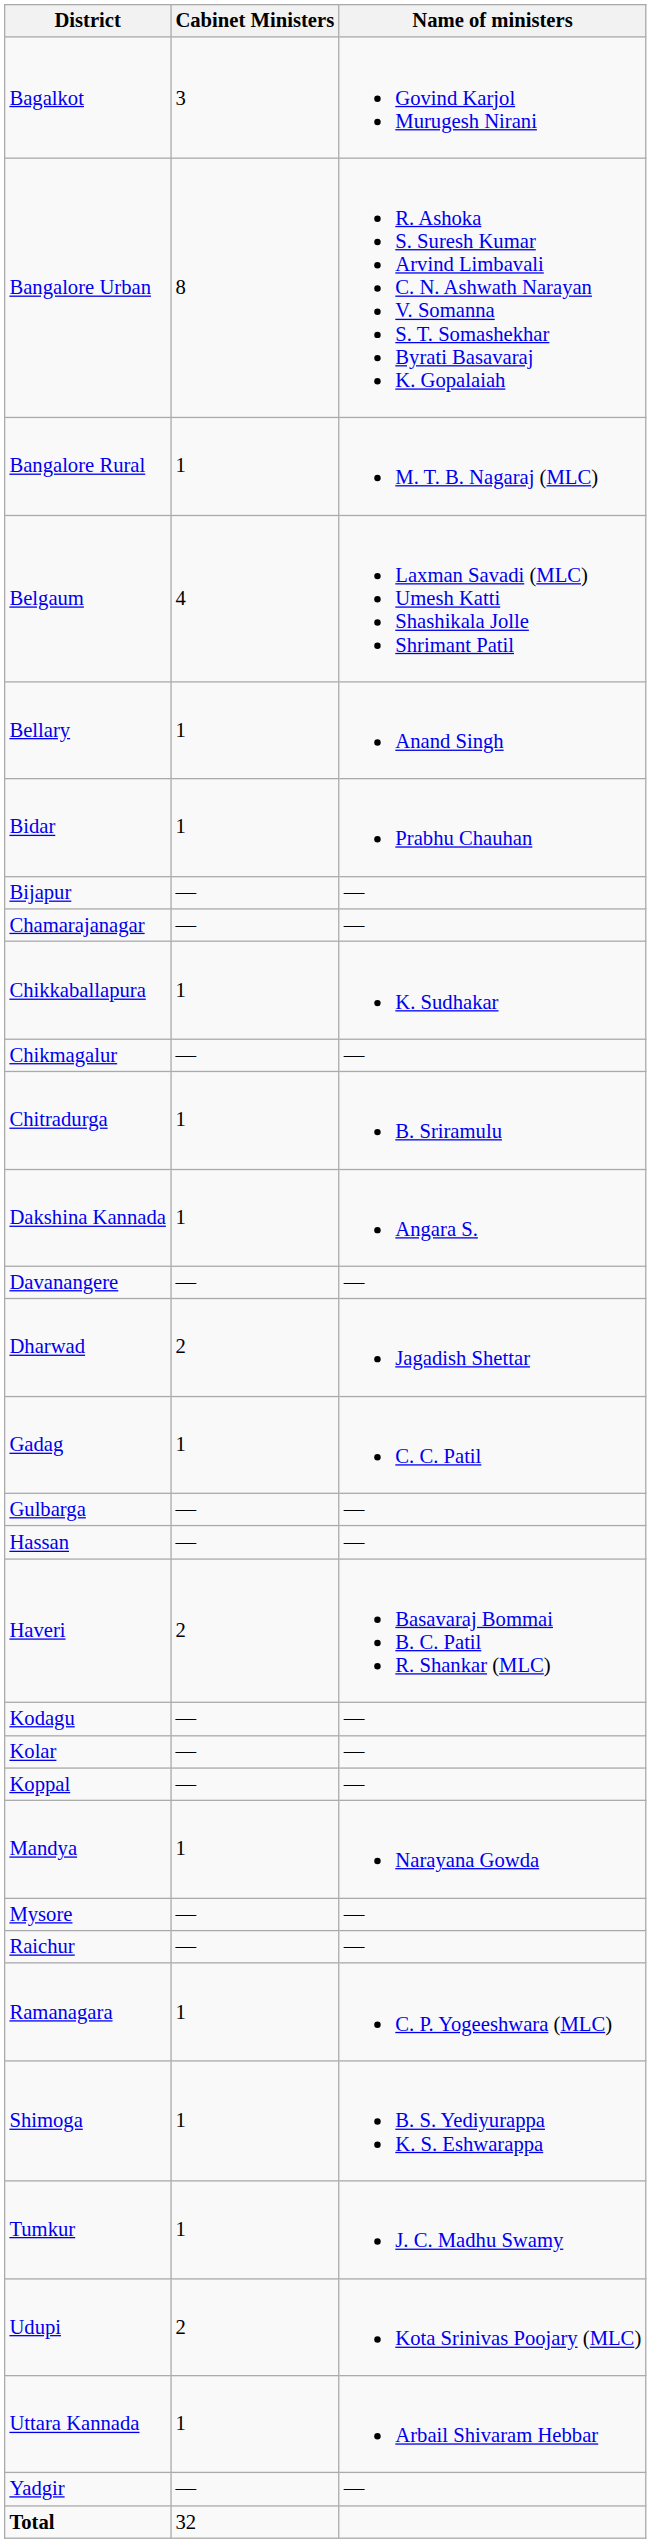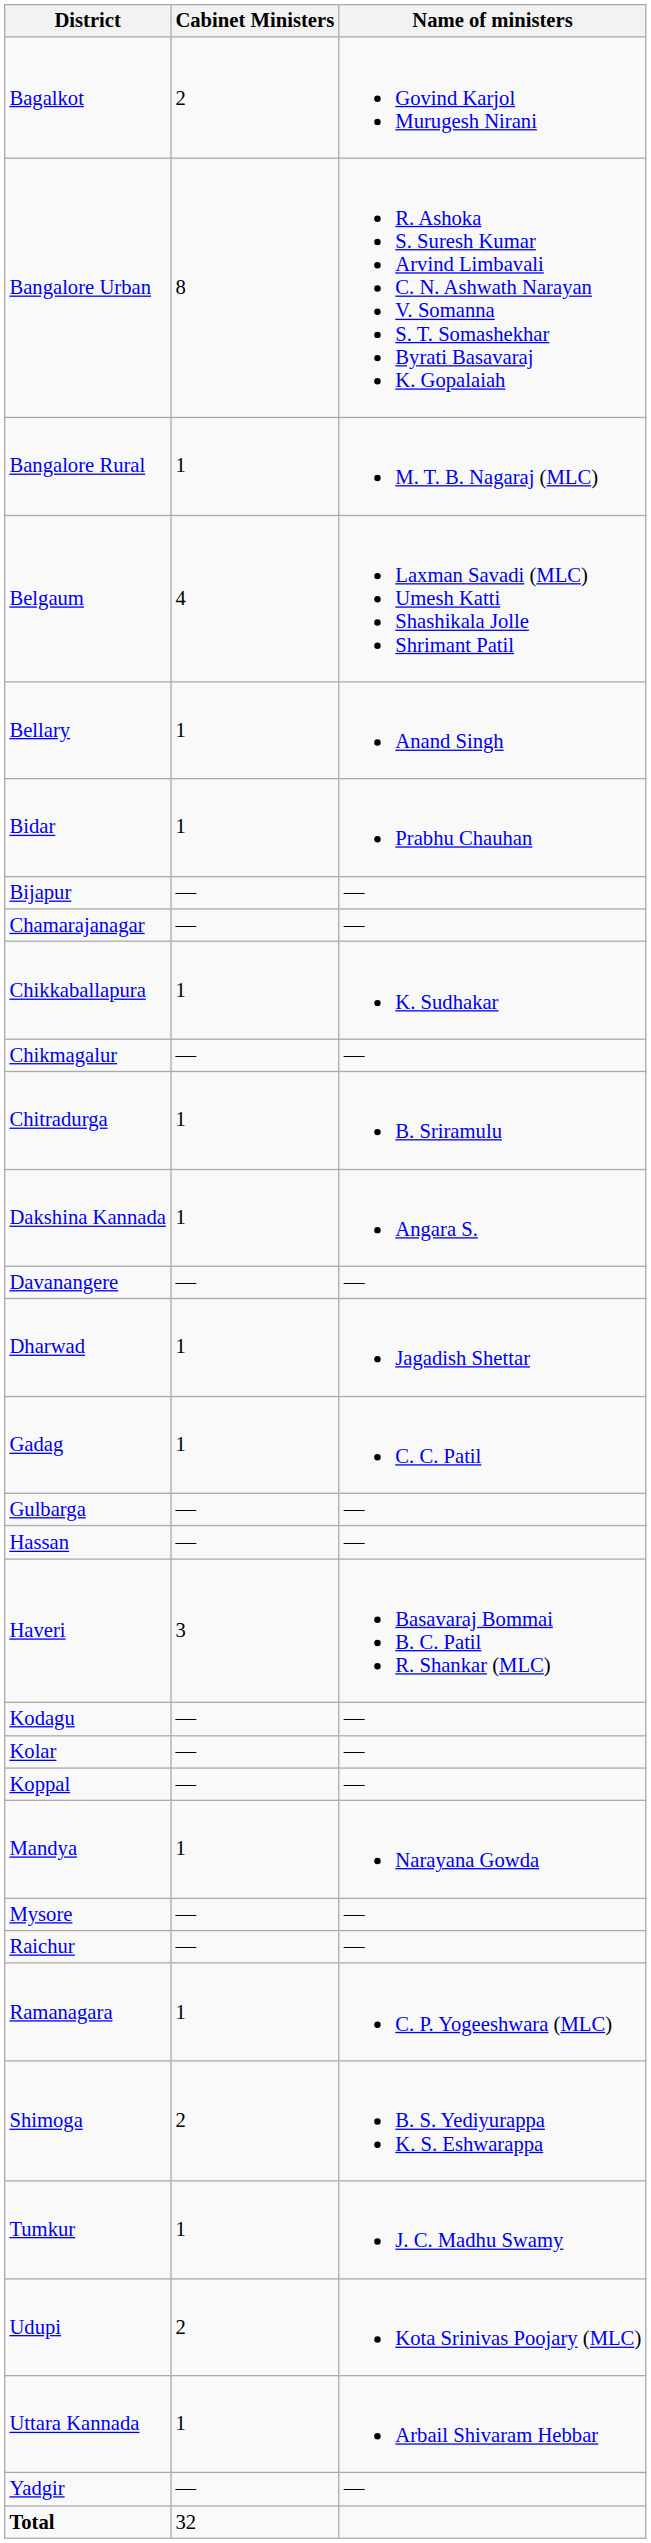(181, 97) 3 -> (181, 97) 2
(181, 1347) 2 -> (181, 1347) 1
(181, 1630) 2 -> (181, 1630) 3
(181, 2120) 1 -> (181, 2120) 2
